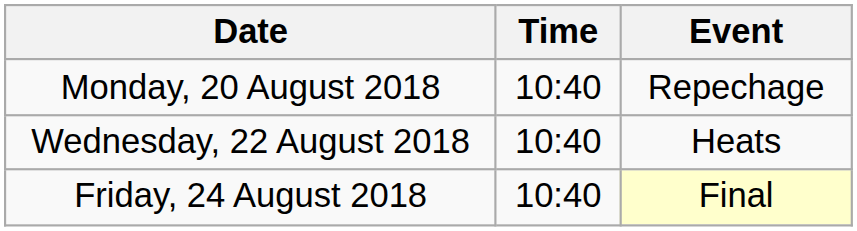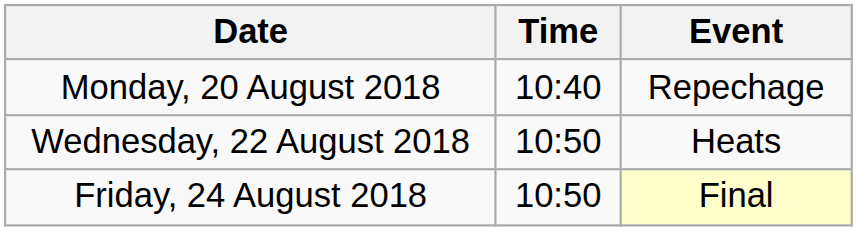(558, 141) 10:40 -> (558, 141) 10:50
(558, 196) 10:40 -> (558, 196) 10:50
